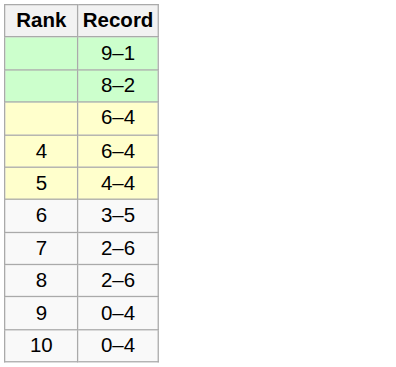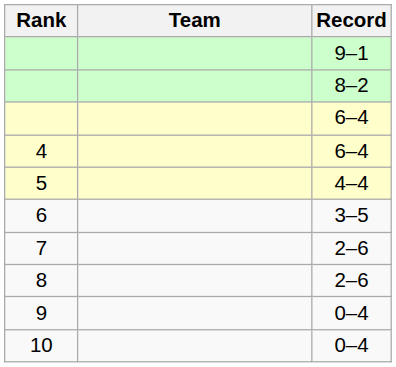+ column: (195, 20)
